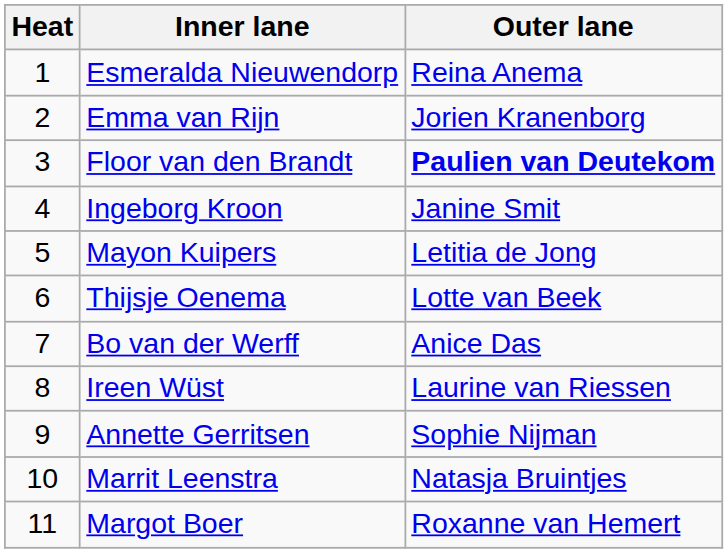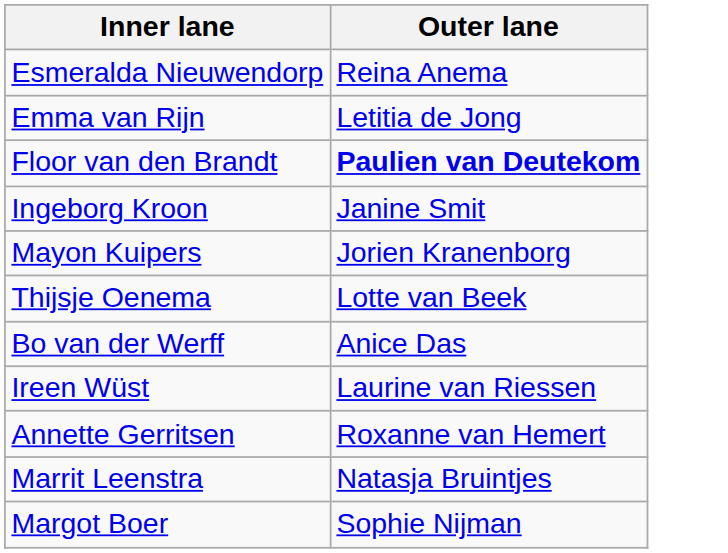- column: (42, 27)
(528, 117) Jorien Kranenborg -> (429, 117) Letitia de Jong
(504, 252) Letitia de Jong -> (454, 252) Jorien Kranenborg
(504, 433) Sophie Nijman -> (471, 433) Roxanne van Hemert
(546, 523) Roxanne van Hemert -> (429, 523) Sophie Nijman
